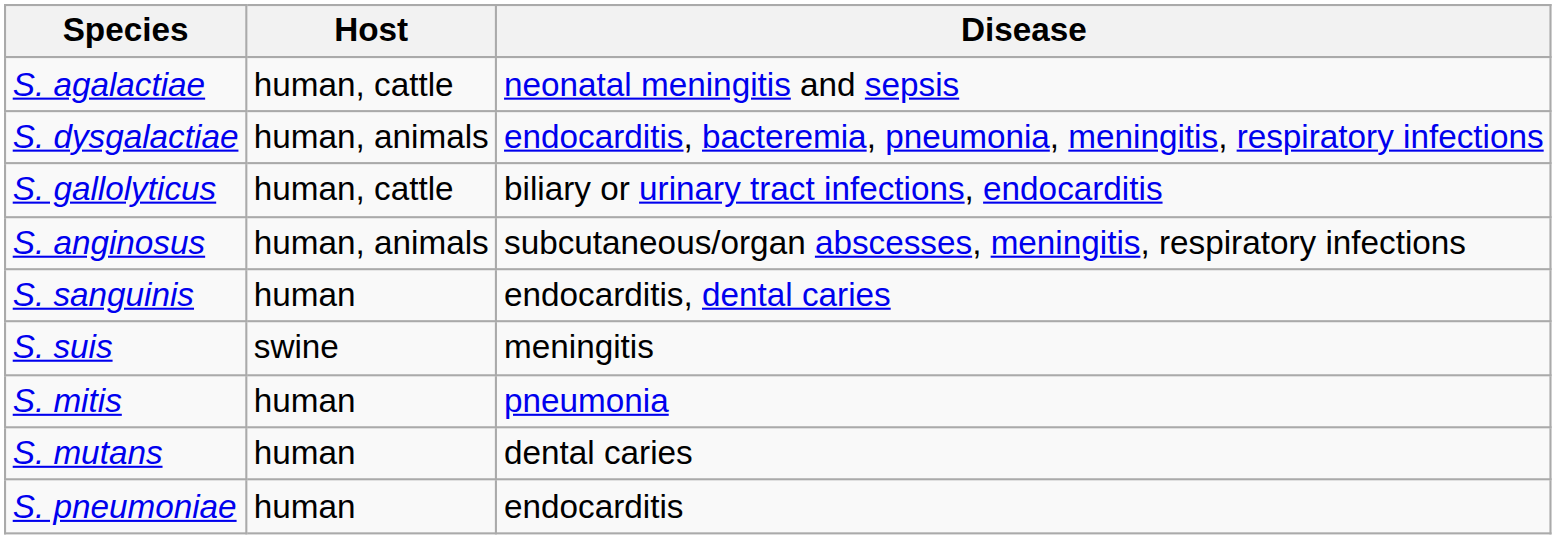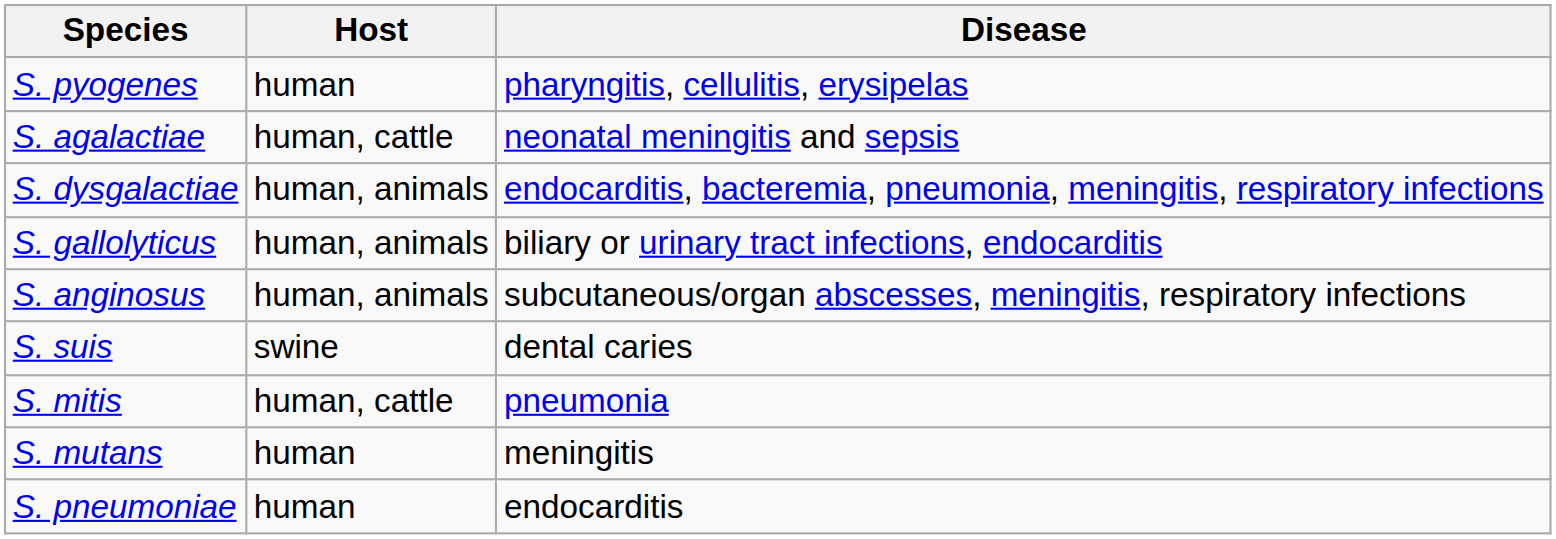+ row: (105, 83)
(354, 189) human, cattle -> (371, 242) human, animals
- row: (103, 294)
(579, 347) meningitis -> (598, 347) dental caries
(305, 400) human -> (354, 400) human, cattle
(598, 453) dental caries -> (579, 453) meningitis
